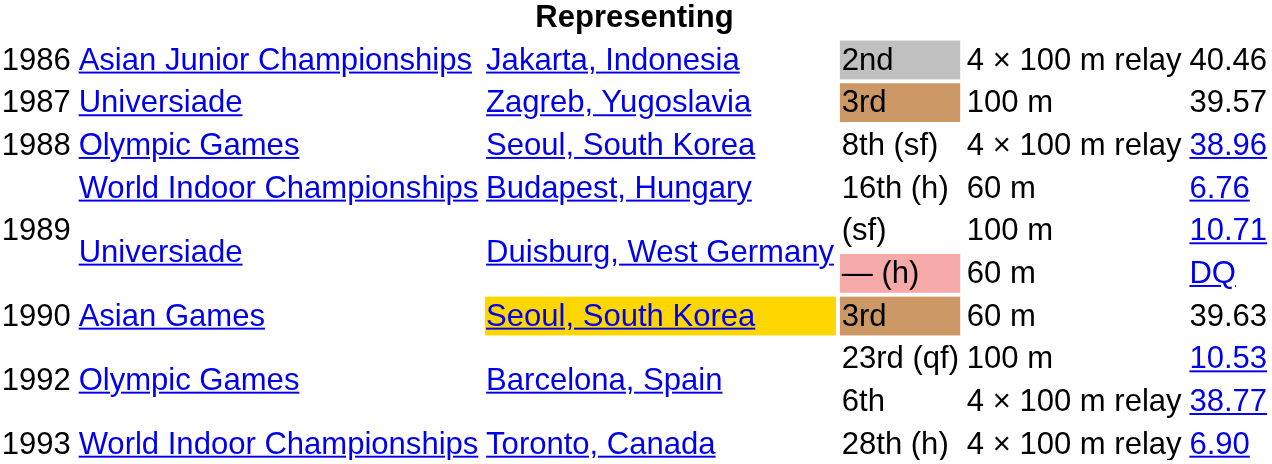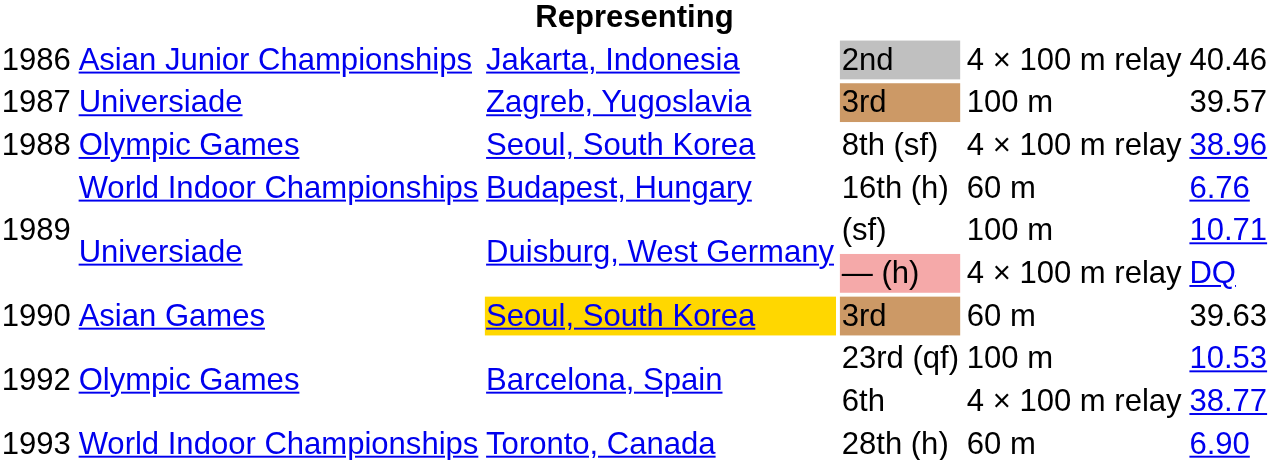(1001, 272) 60 m -> (1074, 272) 4 × 100 m relay
(1074, 443) 4 × 100 m relay -> (1001, 443) 60 m
